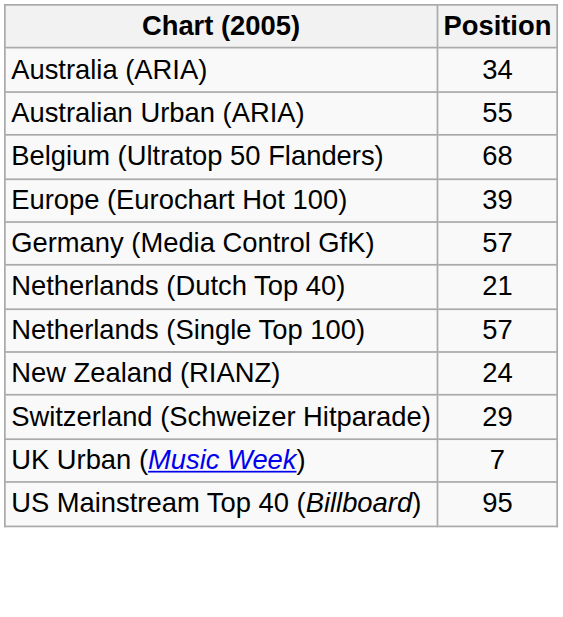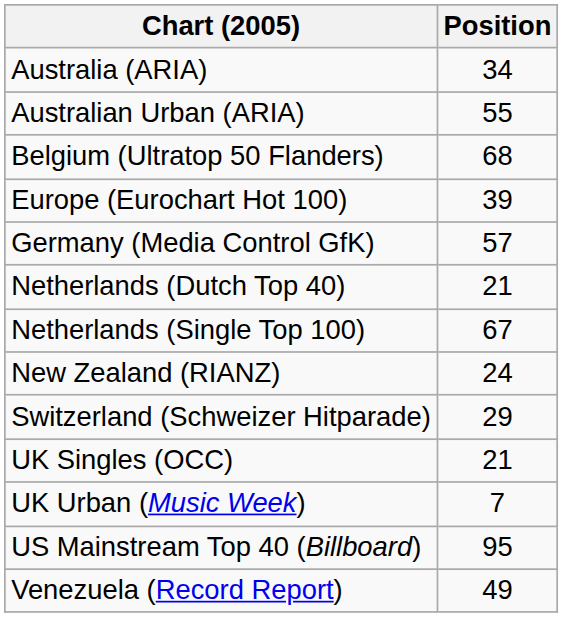(497, 329) 57 -> (497, 329) 67
+ row: (122, 460)
+ row: (177, 590)
